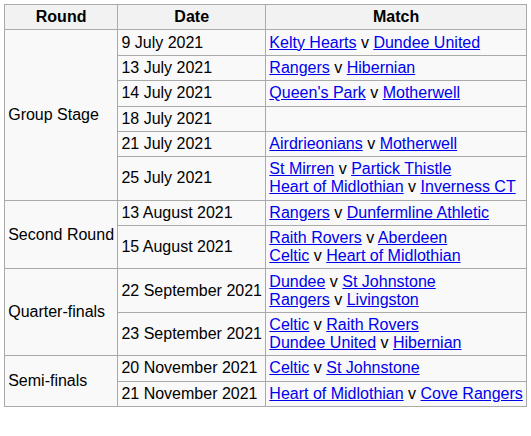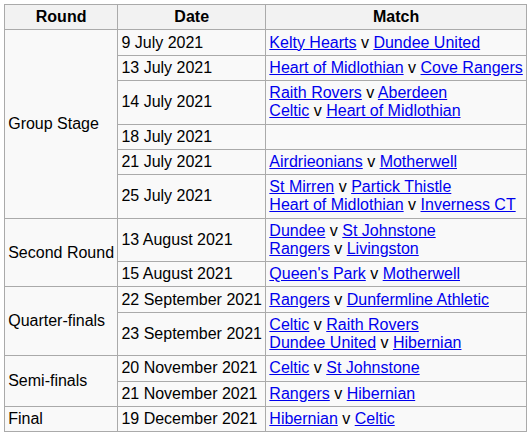(342, 67) Rangers v Hibernian -> (396, 67) Heart of Midlothian v Cove Rangers
(365, 93) Queen's Park v Motherwell -> (365, 102) Raith Rovers v Aberdeen Celtic v Heart of Midlothian
(379, 212) Rangers v Dunfermline Athletic -> (353, 239) Dundee v St Johnstone Rangers v Livingston
(365, 247) Raith Rovers v Aberdeen Celtic v Heart of Midlothian -> (365, 274) Queen's Park v Motherwell
(353, 290) Dundee v St Johnstone Rangers v Livingston -> (379, 299) Rangers v Dunfermline Athletic
(396, 393) Heart of Midlothian v Cove Rangers -> (342, 393) Rangers v Hibernian
+ row: (189, 419)
